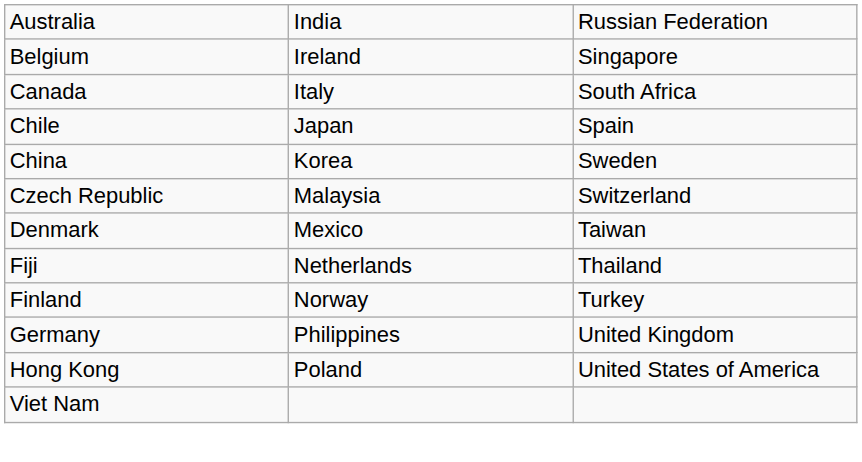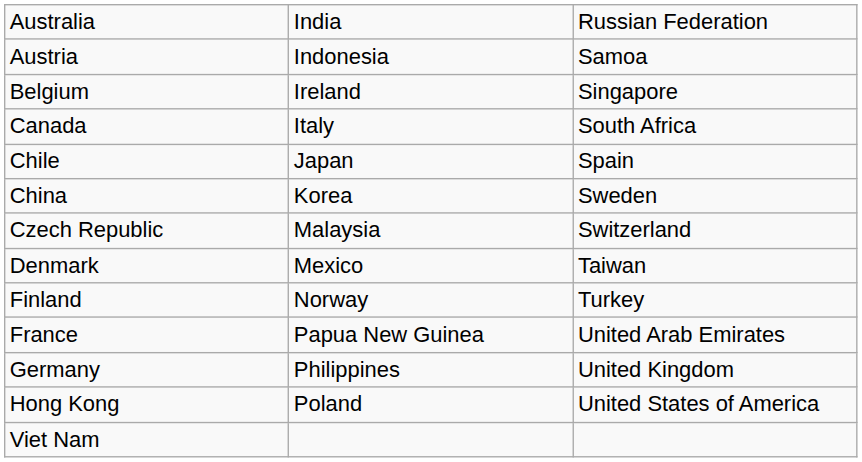+ row: (44, 56)
- row: (24, 265)
+ row: (44, 334)
